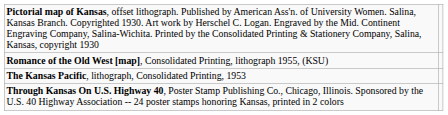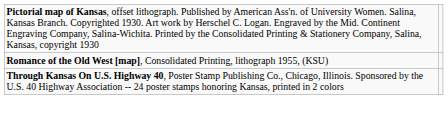- row: (126, 76)
